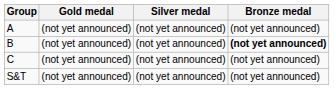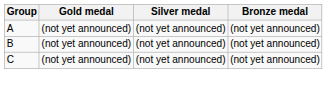(278, 44) bold -> (275, 44) normal
- row: (16, 76)
